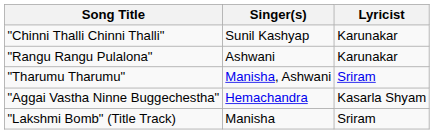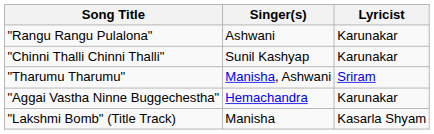rows swapped: (86, 35) <-> (80, 56)
(382, 98) Kasarla Shyam -> (367, 98) Karunakar
(356, 118) Sriram -> (382, 118) Kasarla Shyam
